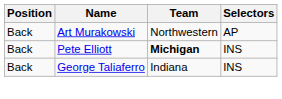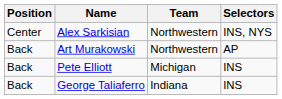+ row: (93, 32)
(175, 50) bold -> (173, 68) normal
